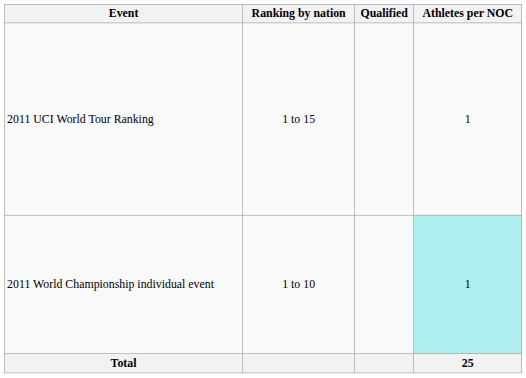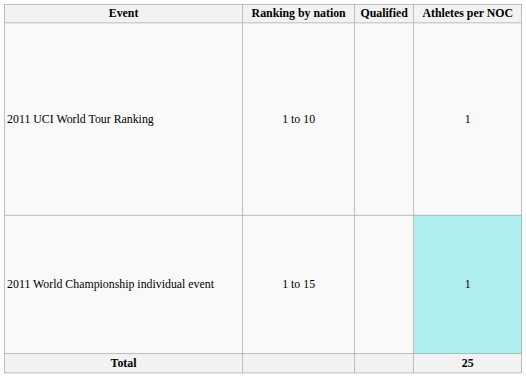(299, 119) 1 to 15 -> (299, 119) 1 to 10
(299, 284) 1 to 10 -> (299, 284) 1 to 15
